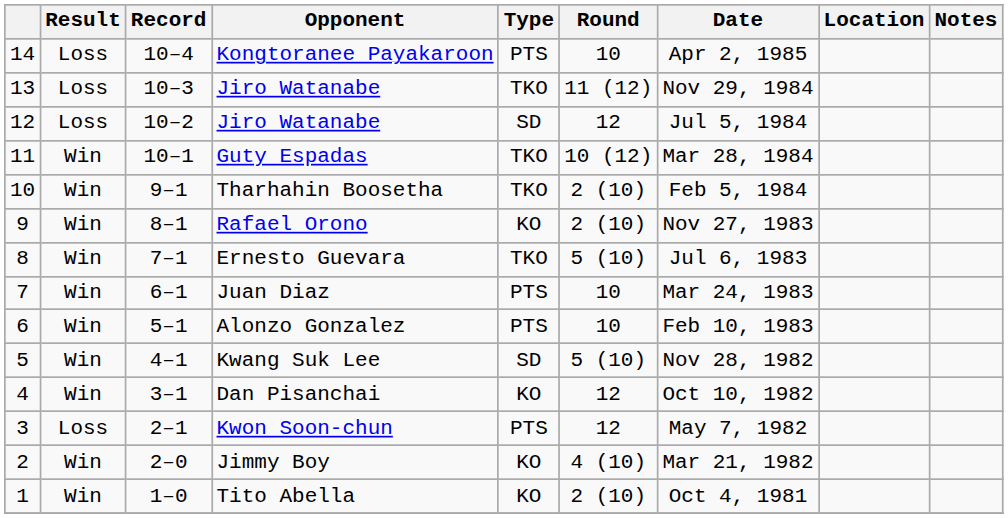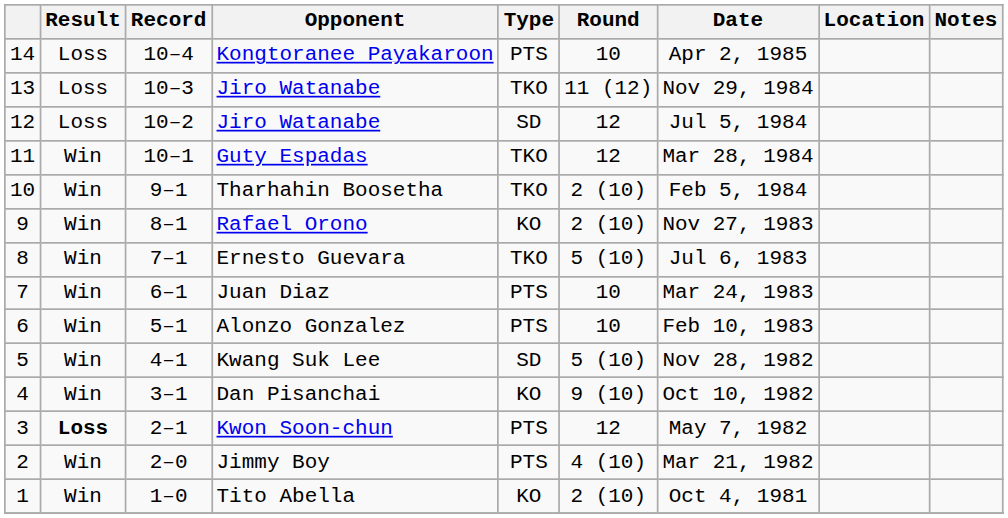(608, 158) 10 (12) -> (608, 158) 12
(608, 395) 12 -> (608, 395) 9 (10)
(83, 429) normal -> (83, 429) bold
(529, 463) KO -> (529, 463) PTS
